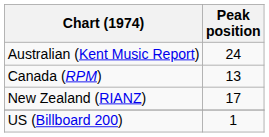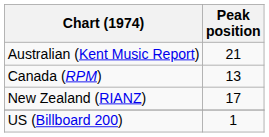(233, 53) 24 -> (233, 53) 21
